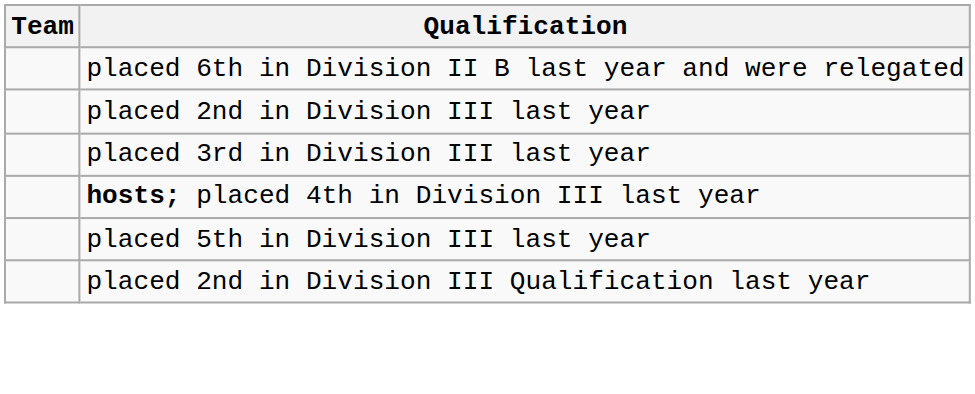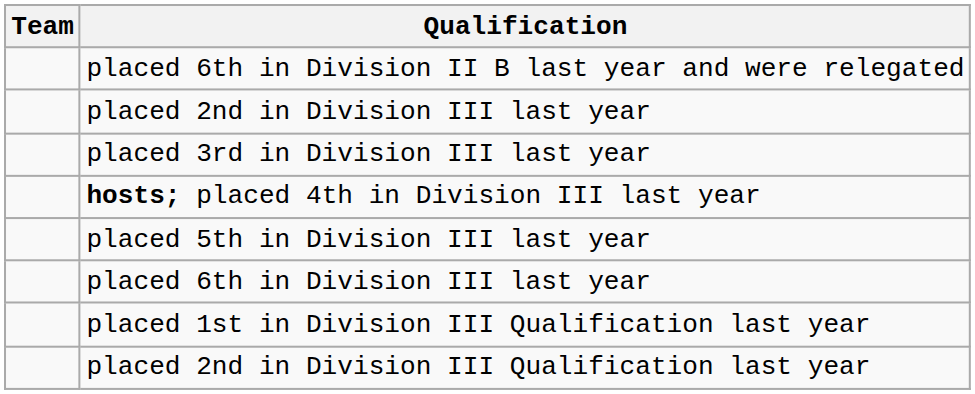+ row: (369, 282)
+ row: (478, 324)
